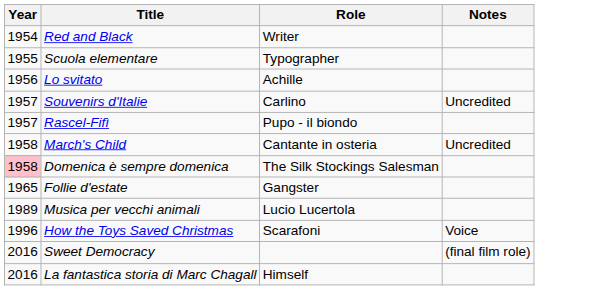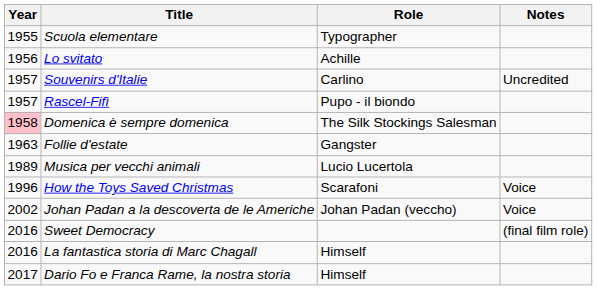- row: (88, 36)
- row: (85, 144)
(23, 187) 1965 -> (23, 144) 1963
+ row: (179, 209)
+ row: (167, 274)
